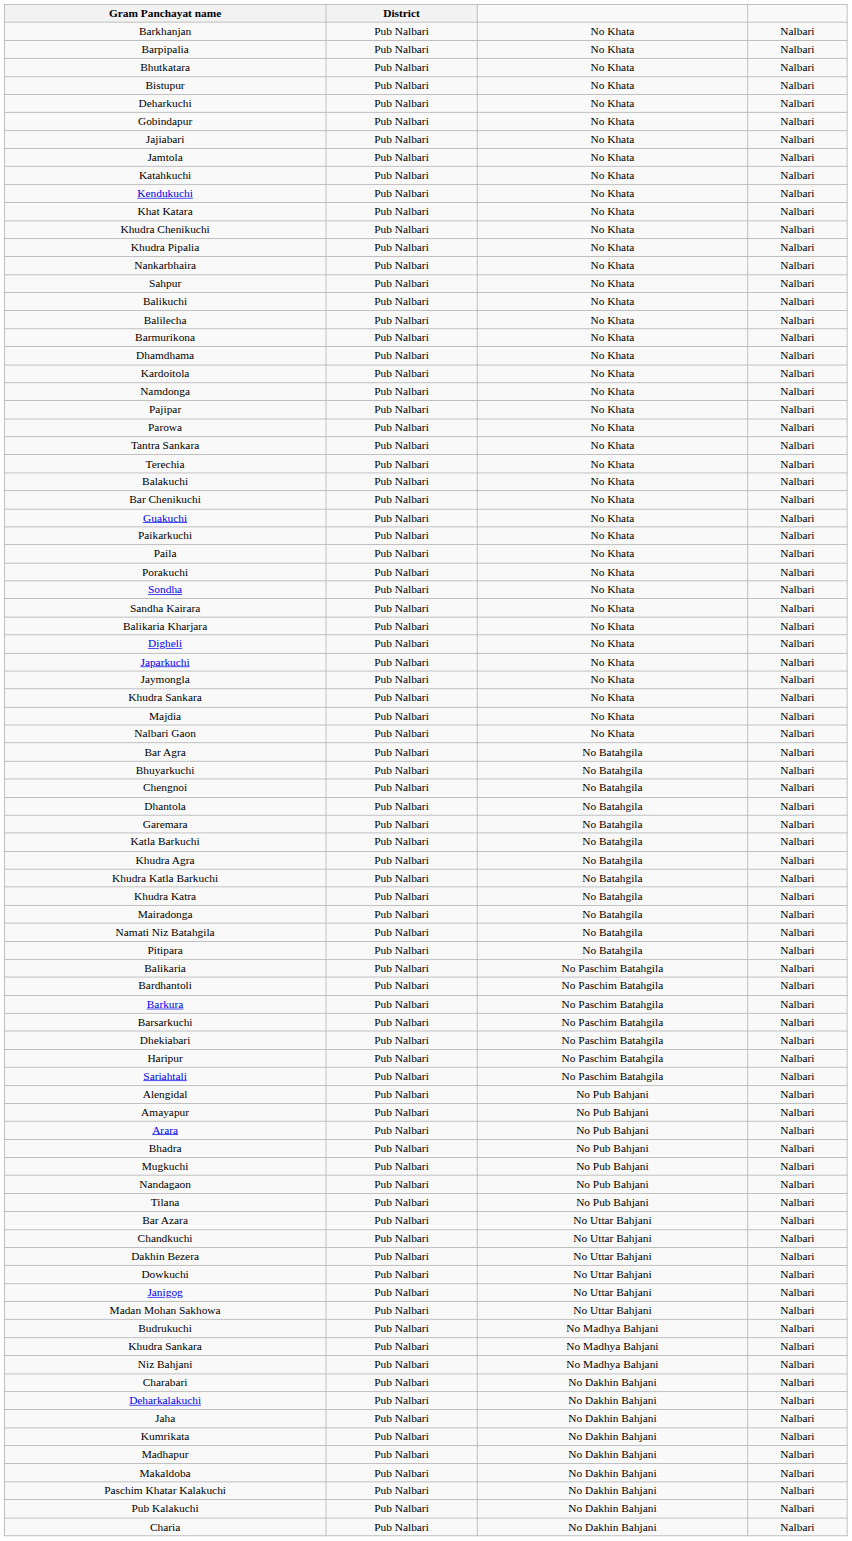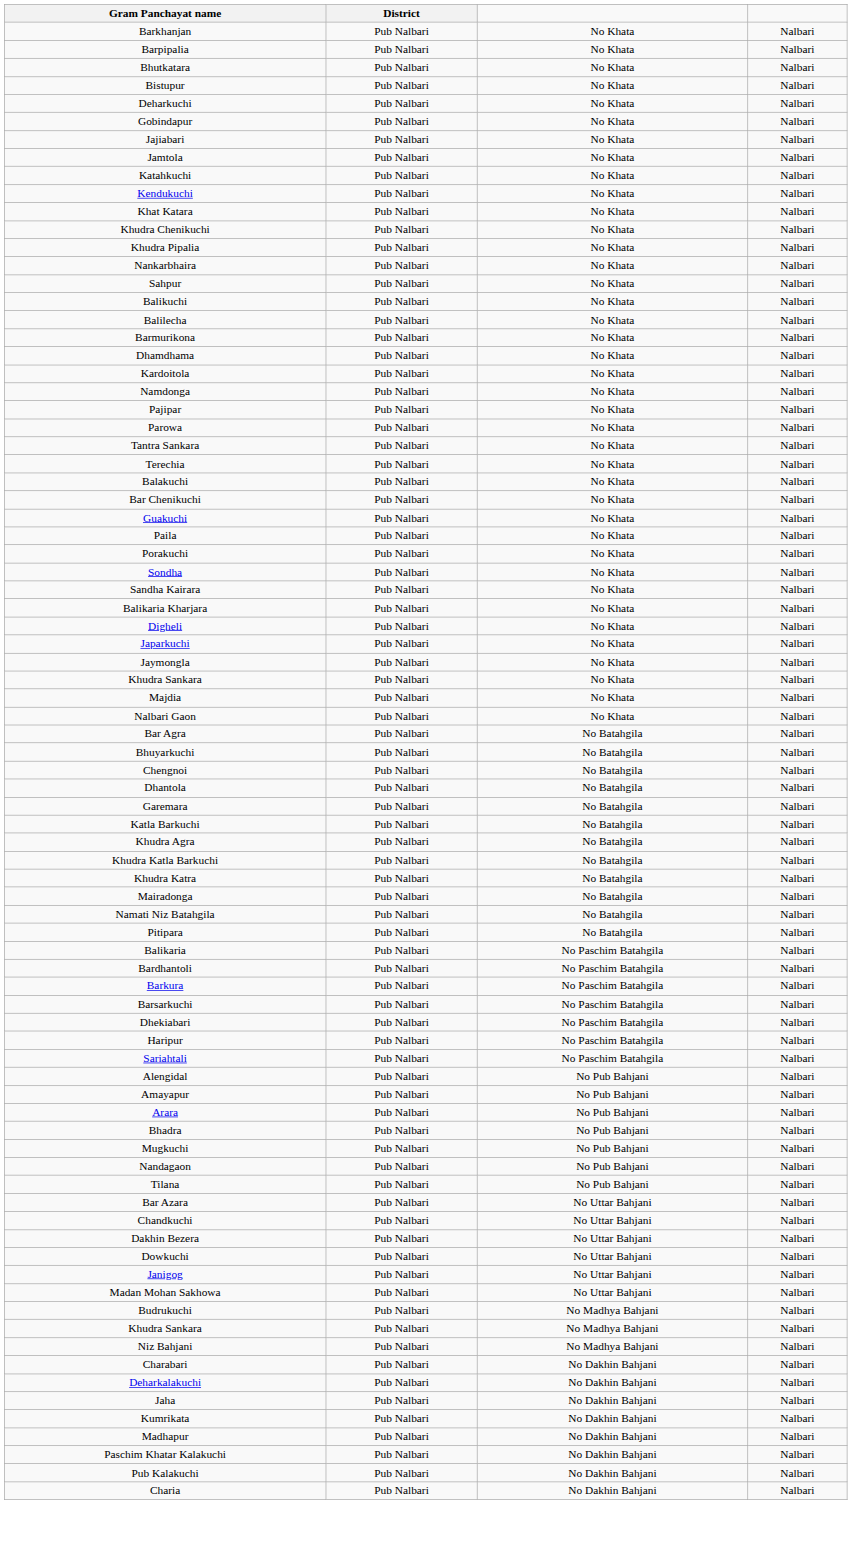- row: (165, 535)
- row: (165, 1472)
